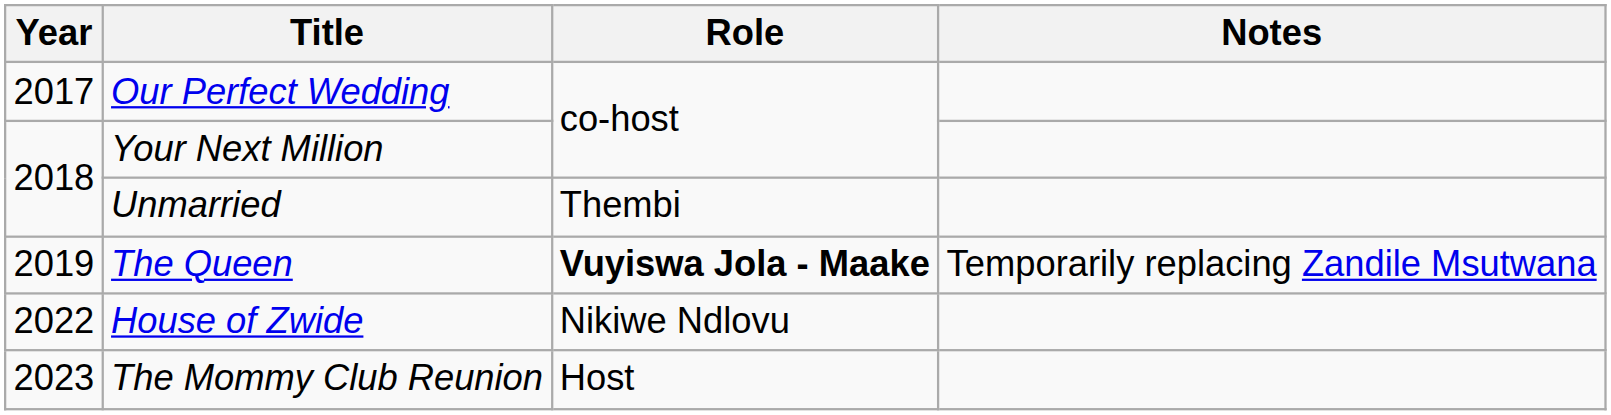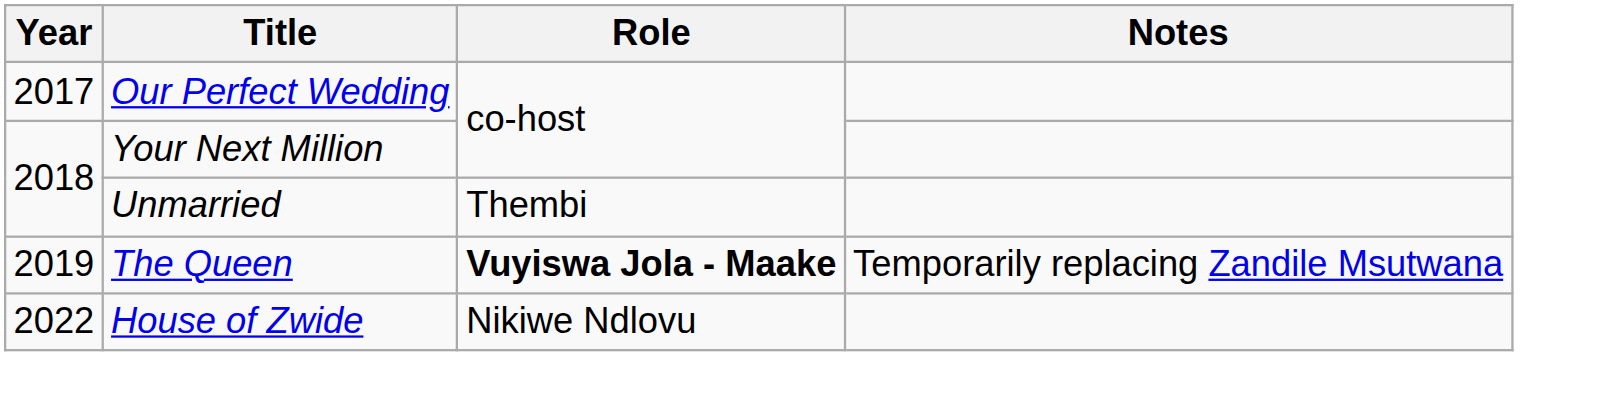- row: (327, 378)
